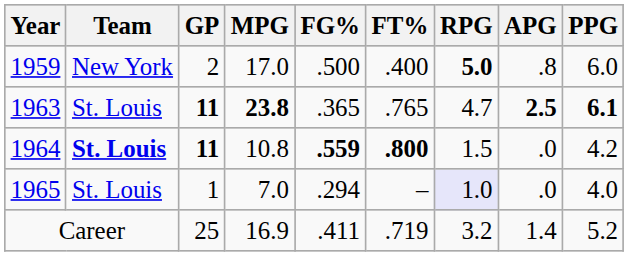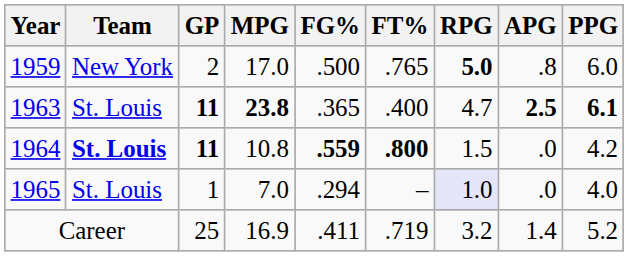(407, 66) .400 -> (407, 66) .765
(407, 107) .765 -> (407, 107) .400
